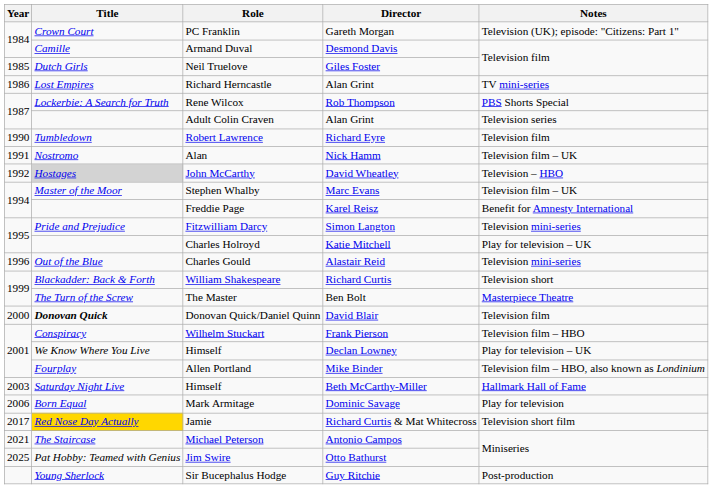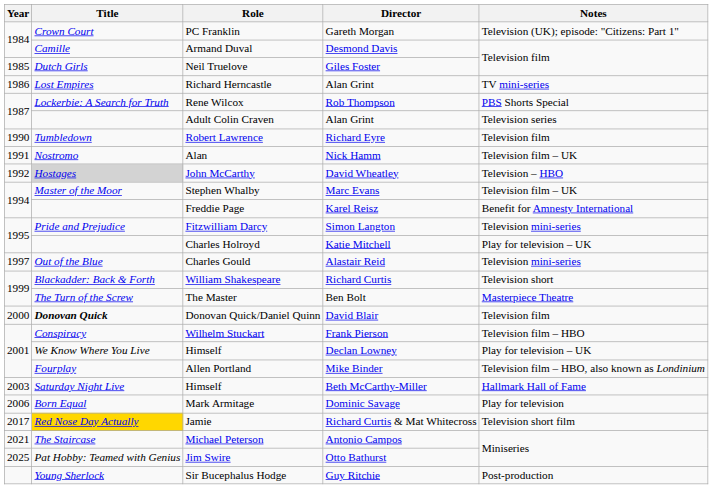(18, 262) 1996 -> (18, 262) 1997
